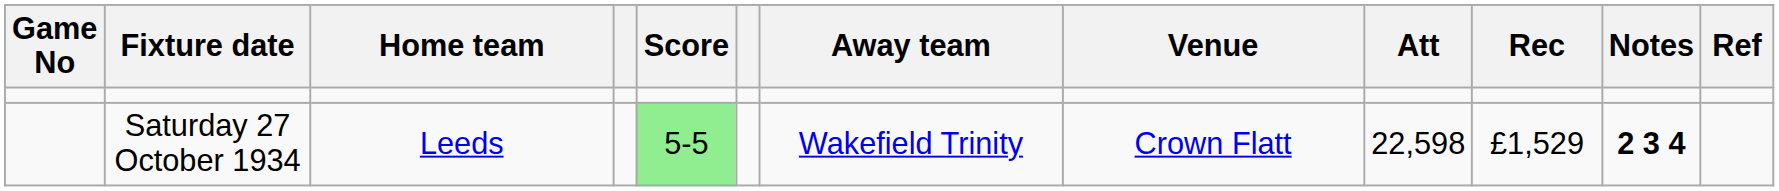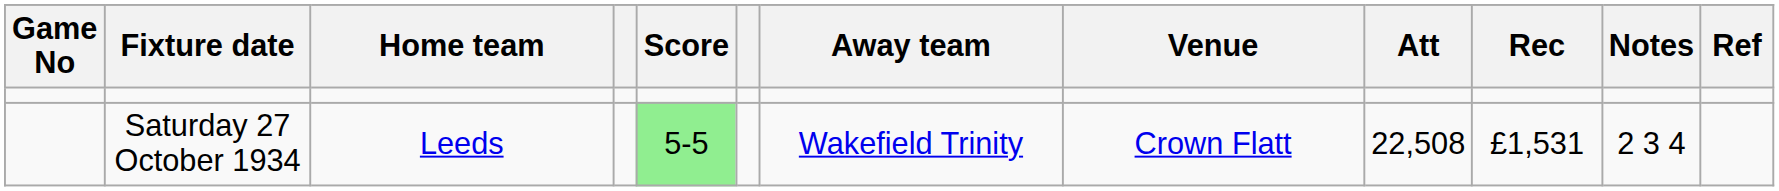(1418, 143) 22,598 -> (1418, 143) 22,508
(1537, 143) £1,529 -> (1537, 143) £1,531
(1651, 143) bold -> (1651, 143) normal
